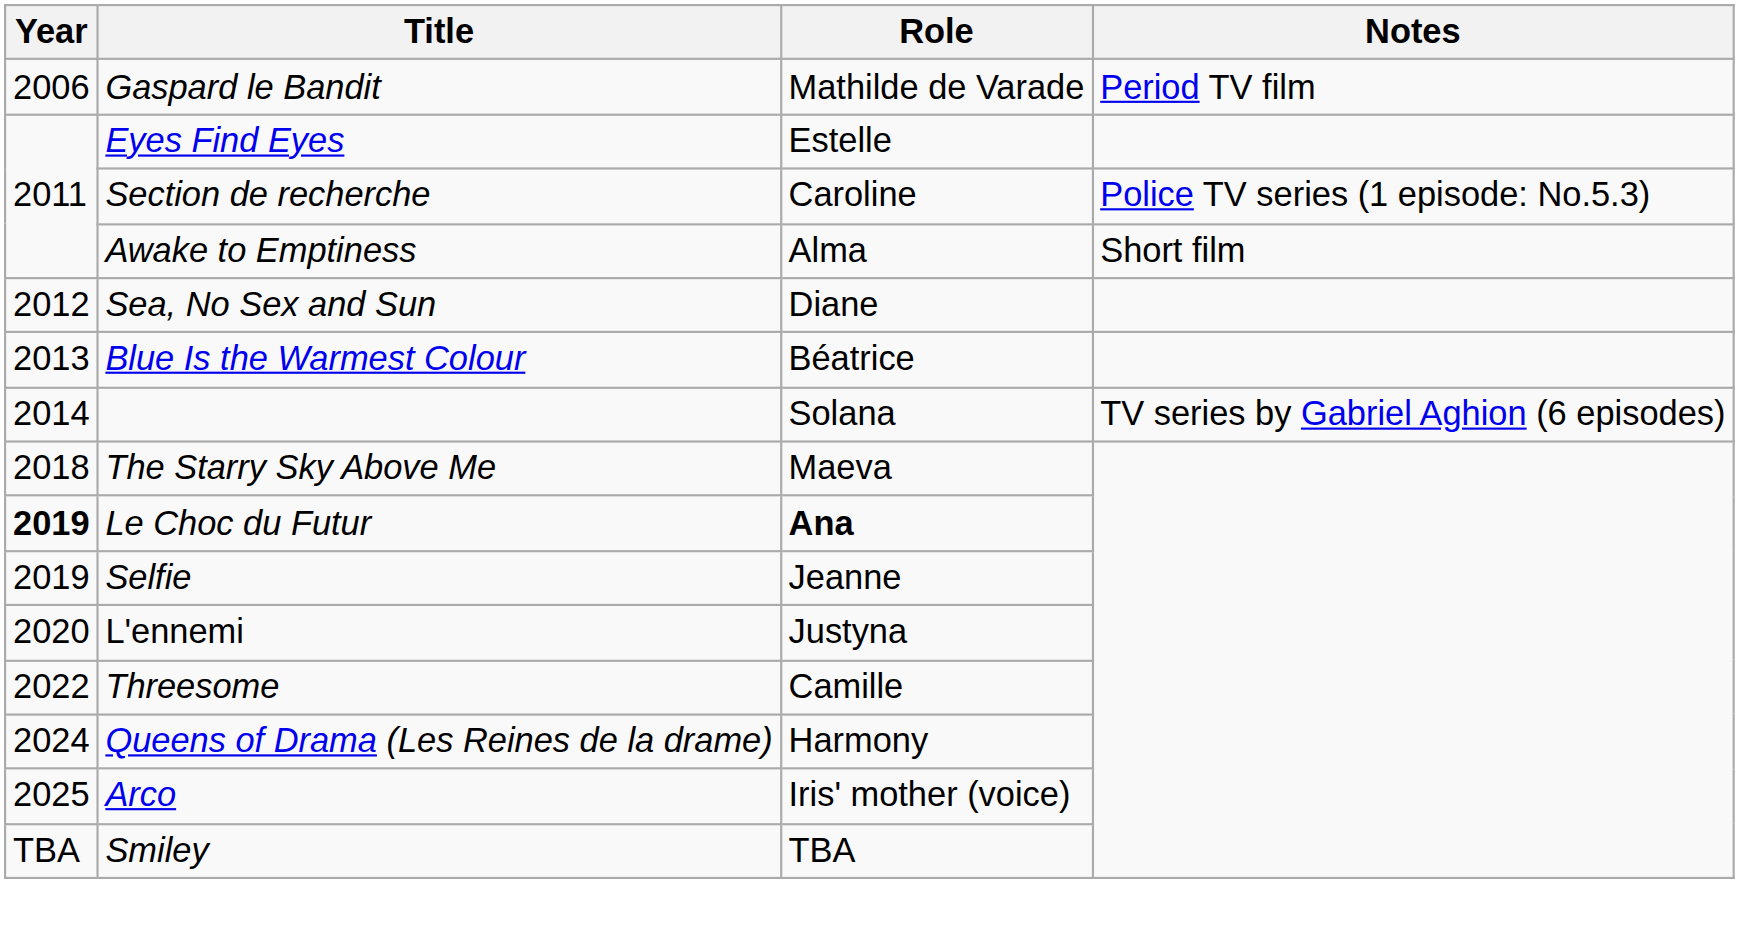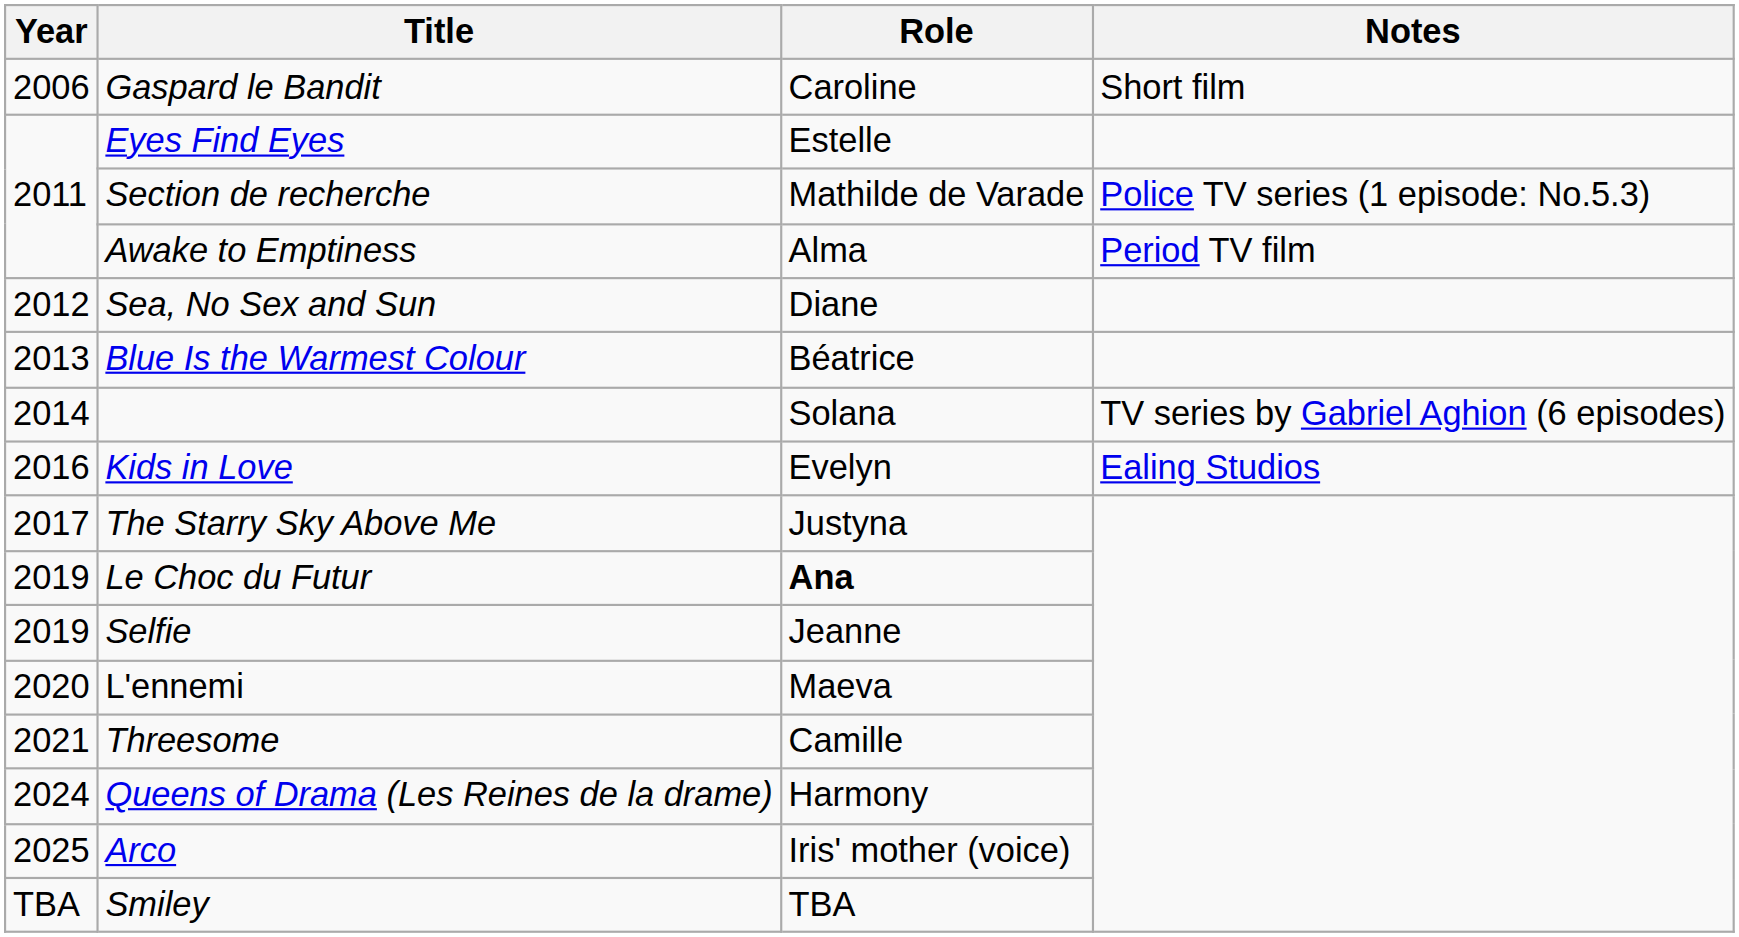(936, 86) Mathilde de Varade -> (853, 86) Caroline
(1208, 86) Period TV film -> (1173, 86) Short film
(853, 195) Caroline -> (936, 195) Mathilde de Varade
(1173, 250) Short film -> (1208, 250) Period TV film
+ row: (199, 468)
(51, 468) 2018 -> (51, 522) 2017
(840, 468) Maeva -> (848, 522) Justyna
(51, 522) bold -> (51, 577) normal
(848, 631) Justyna -> (840, 686) Maeva
(51, 686) 2022 -> (51, 741) 2021
